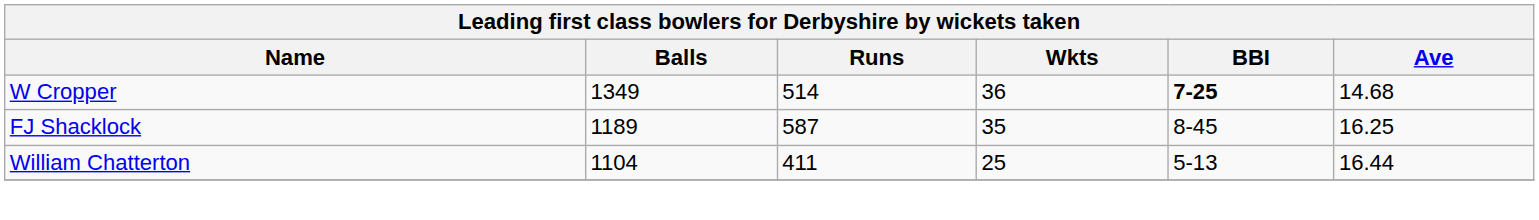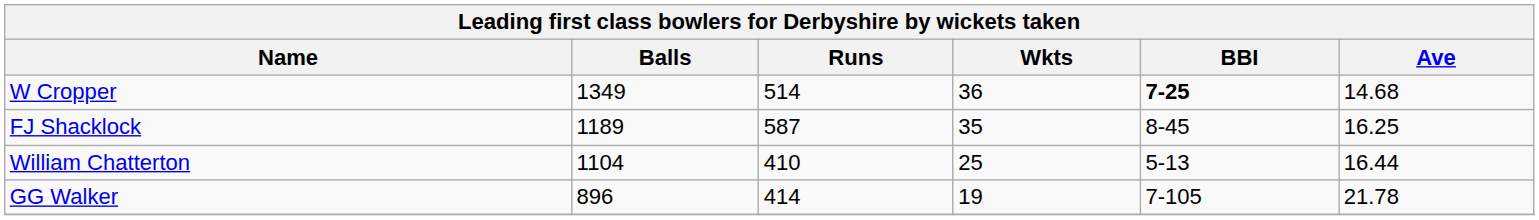(800, 162) 411 -> (782, 162) 410
+ row: (64, 197)
